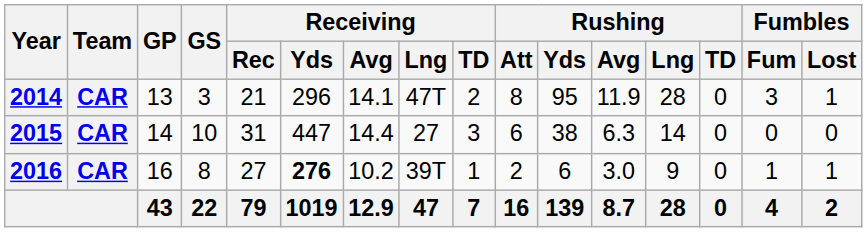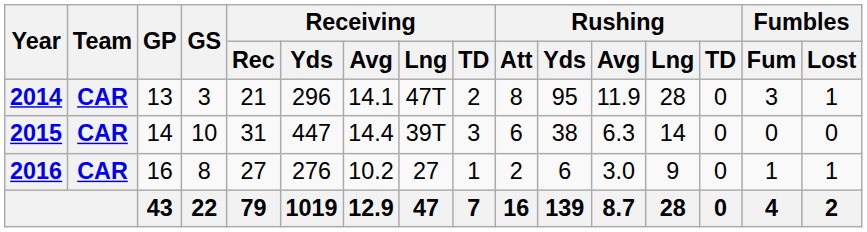(426, 134) 27 -> (426, 134) 39T
(312, 171) bold -> (312, 171) normal
(426, 171) 39T -> (426, 171) 27
